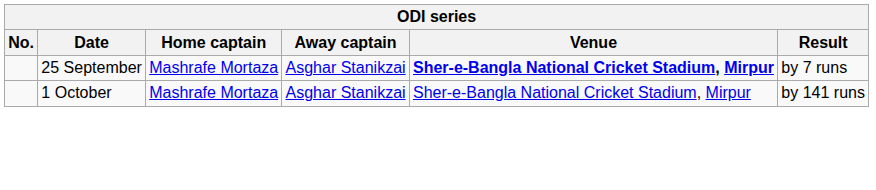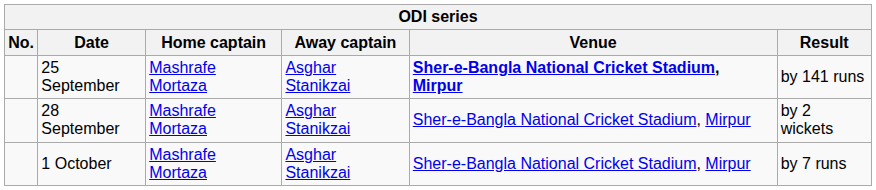(814, 67) by 7 runs -> (823, 76) by 141 runs
+ row: (80, 120)
(823, 93) by 141 runs -> (814, 163) by 7 runs
